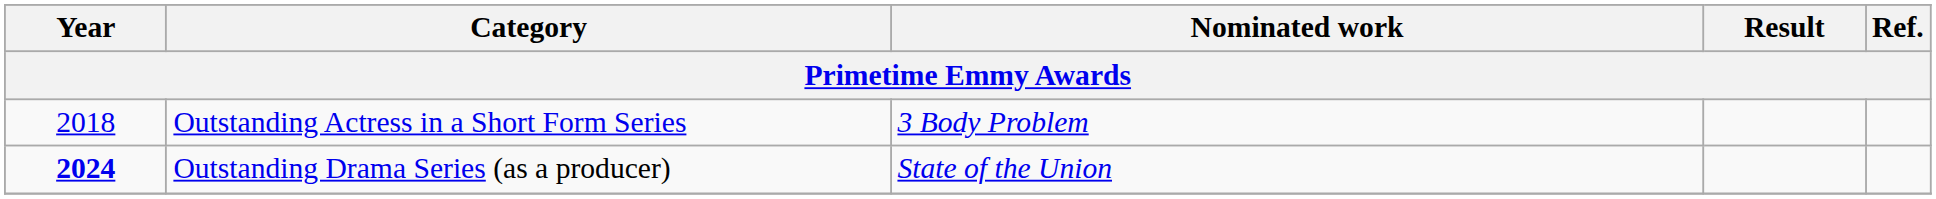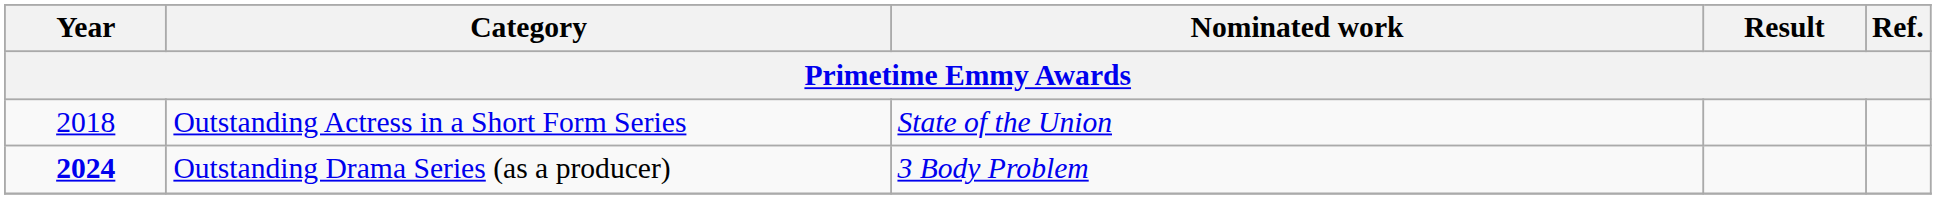(993, 121) 3 Body Problem -> (1005, 121) State of the Union
(1005, 168) State of the Union -> (993, 168) 3 Body Problem
